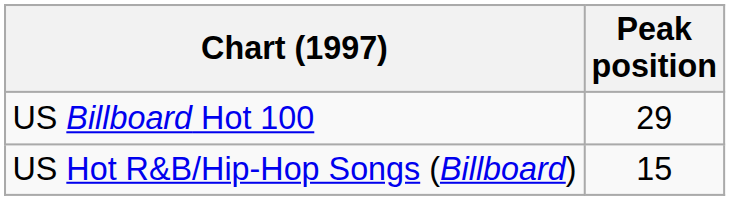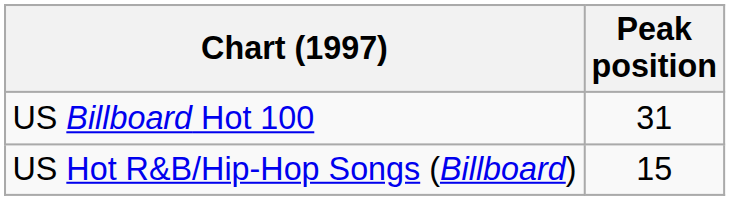(654, 117) 29 -> (654, 117) 31
